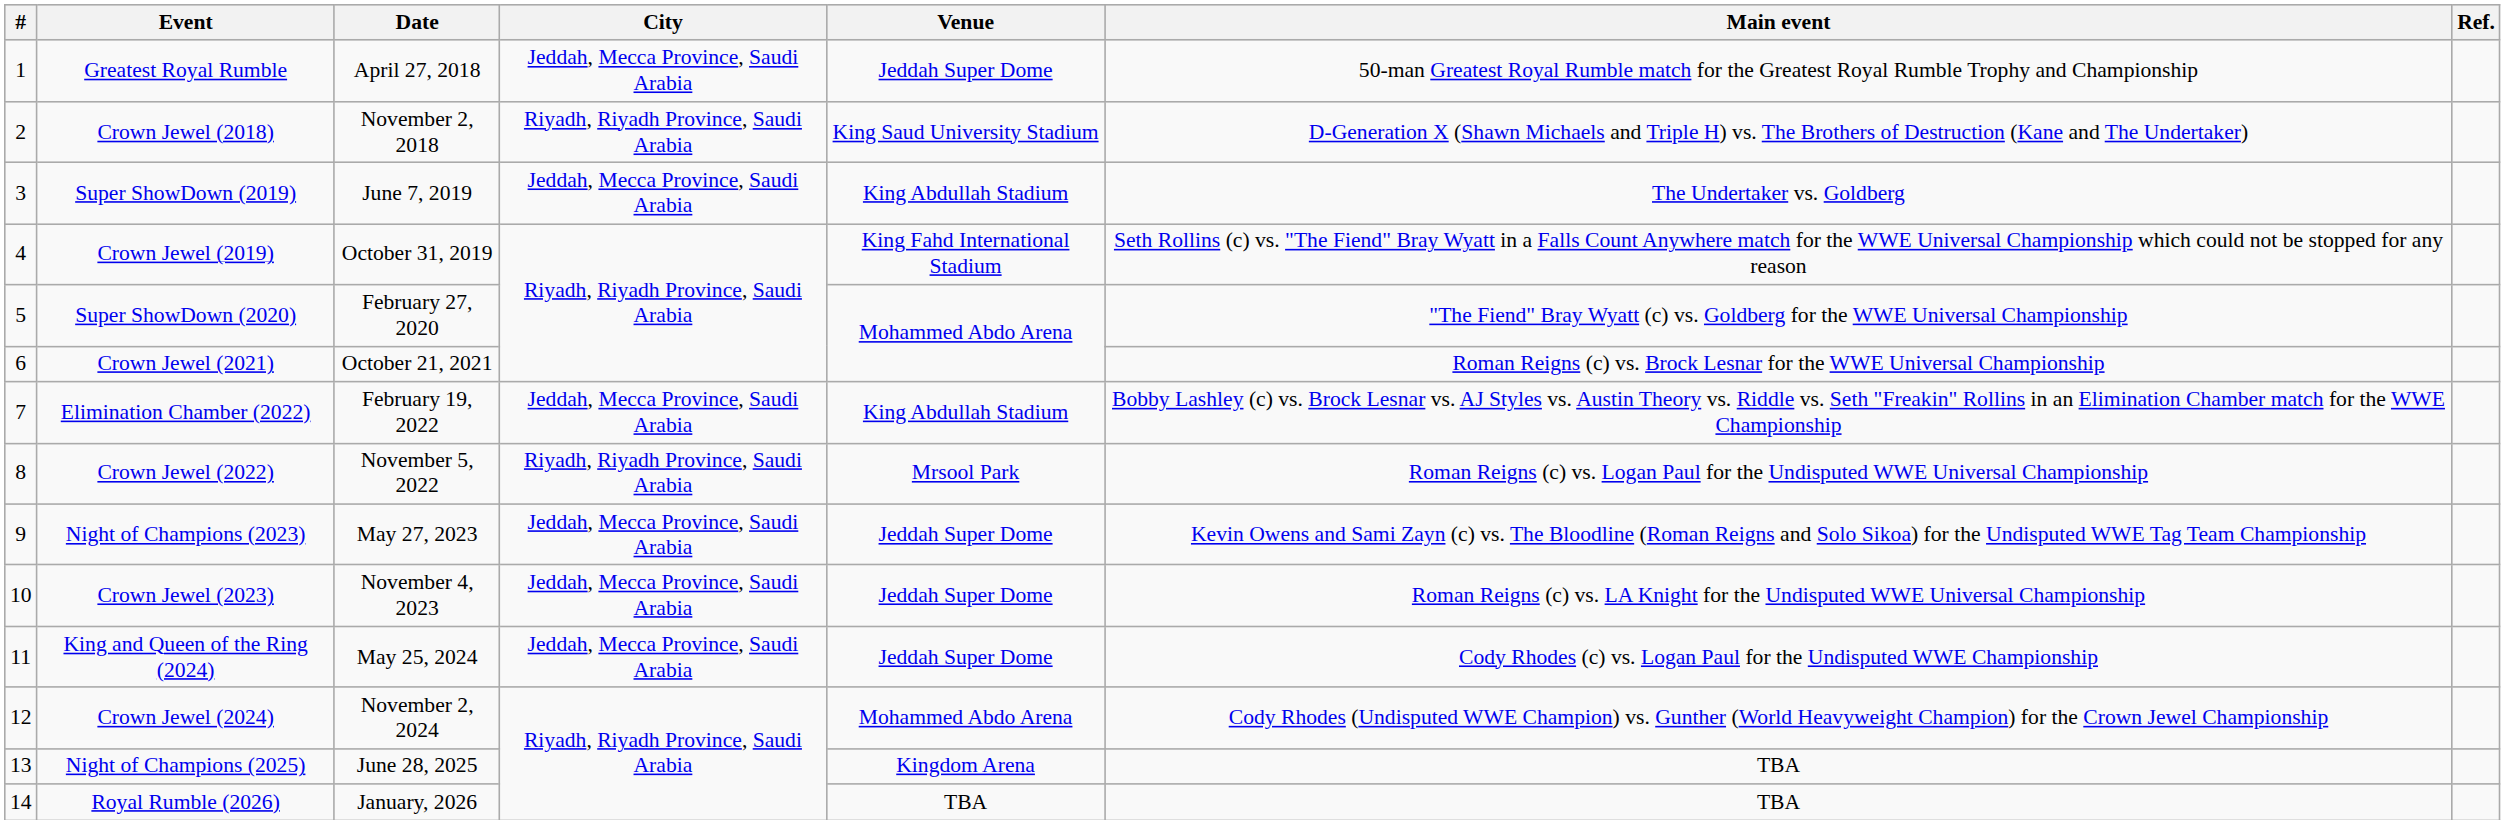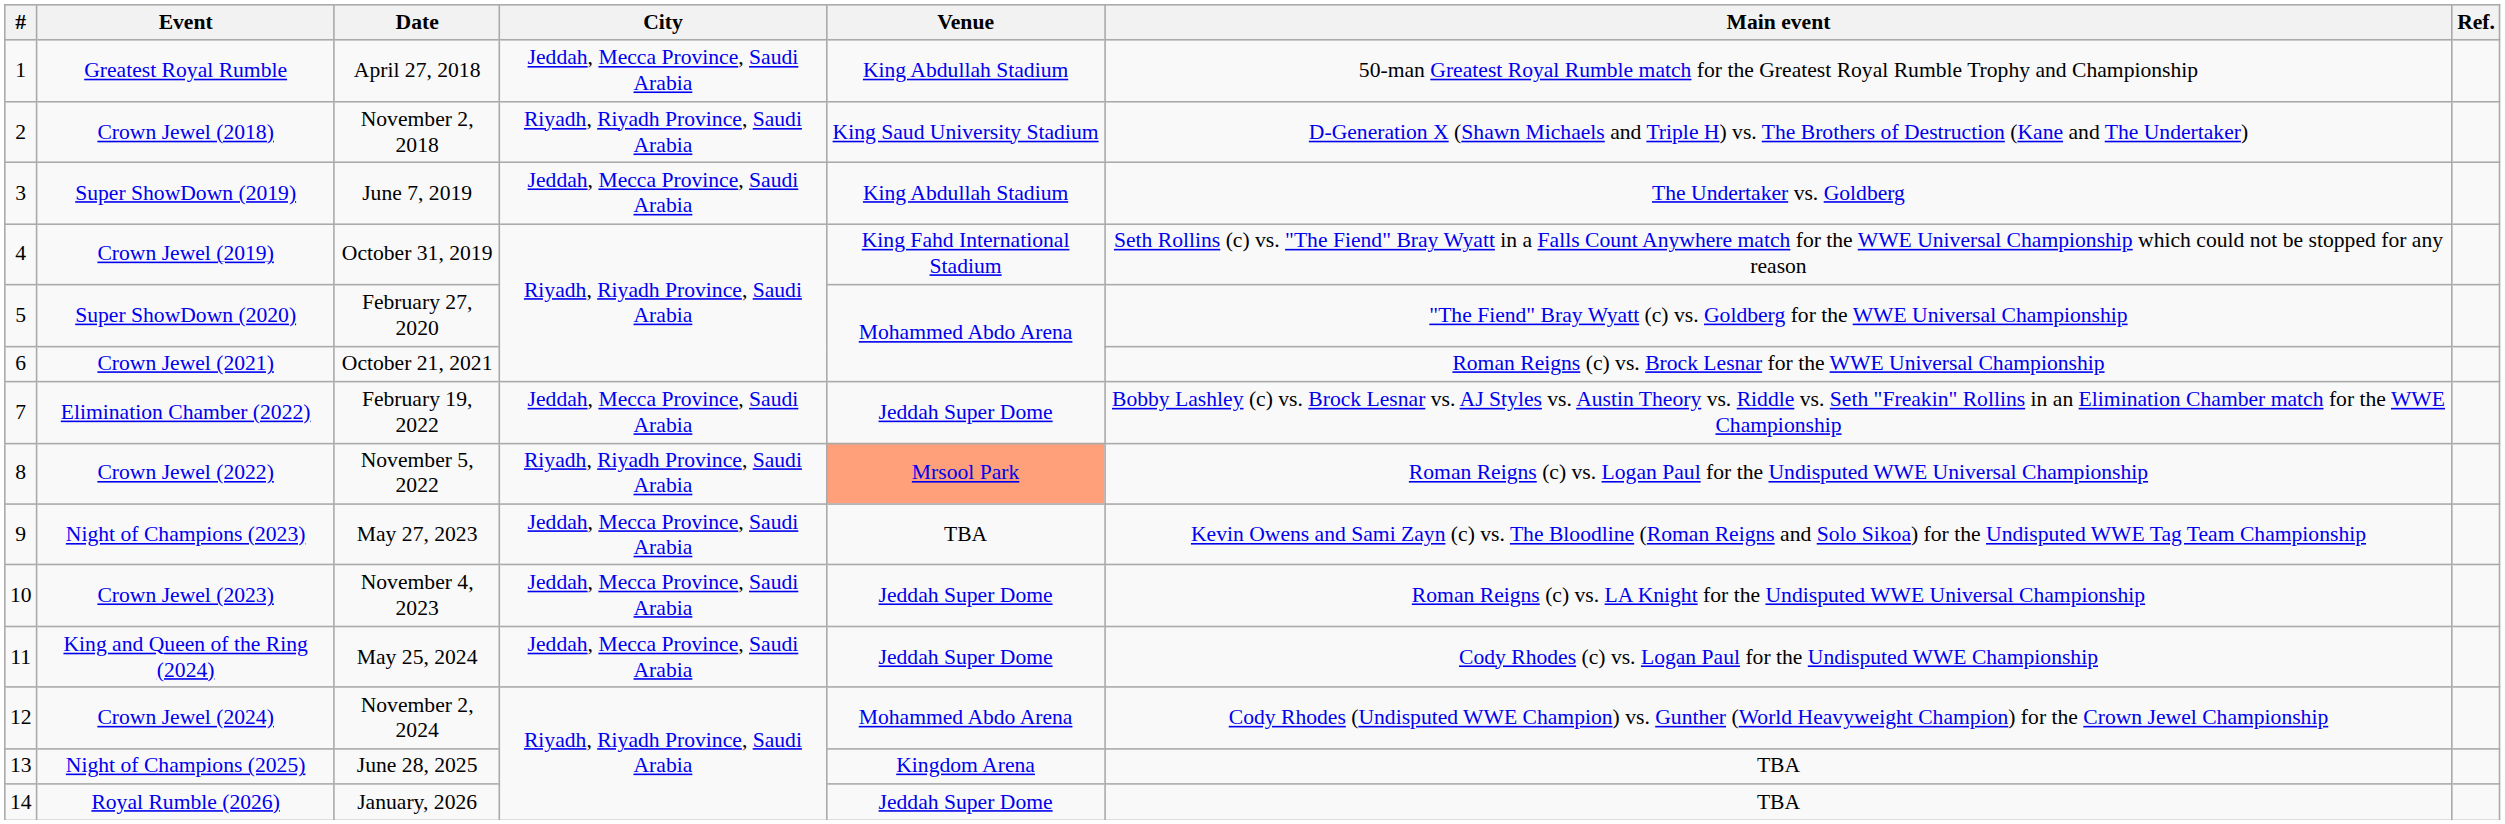(966, 70) Jeddah Super Dome -> (966, 70) King Abdullah Stadium
(966, 411) King Abdullah Stadium -> (966, 411) Jeddah Super Dome
(966, 472) no background -> (966, 472) lightsalmon background
(966, 533) Jeddah Super Dome -> (966, 533) TBA
(966, 801) TBA -> (966, 801) Jeddah Super Dome
